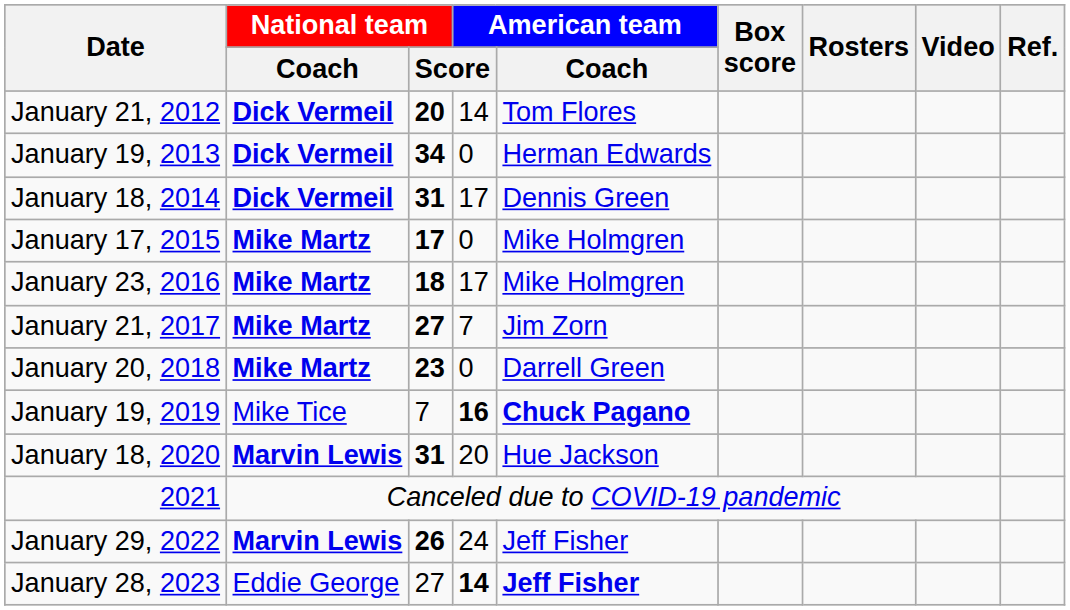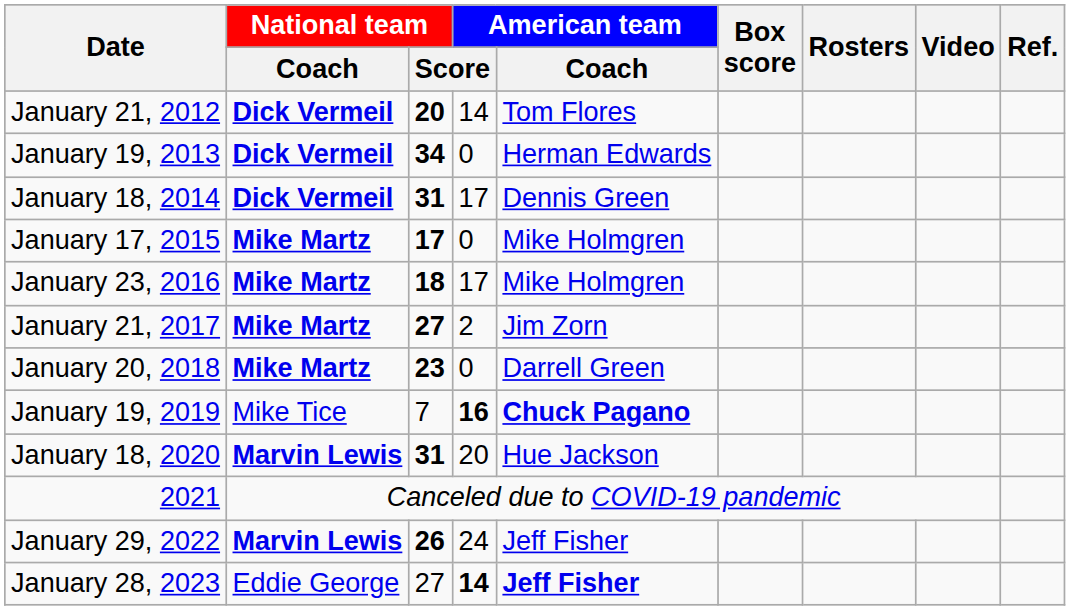(466, 326) 7 -> (466, 326) 2
